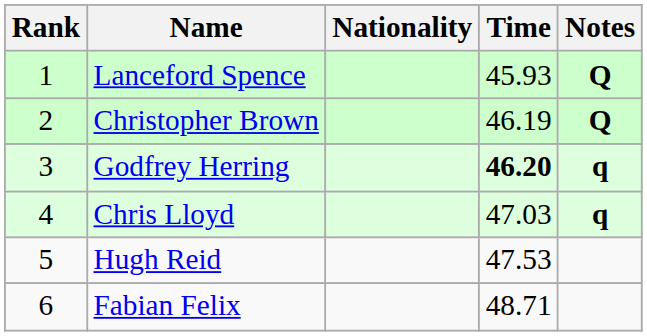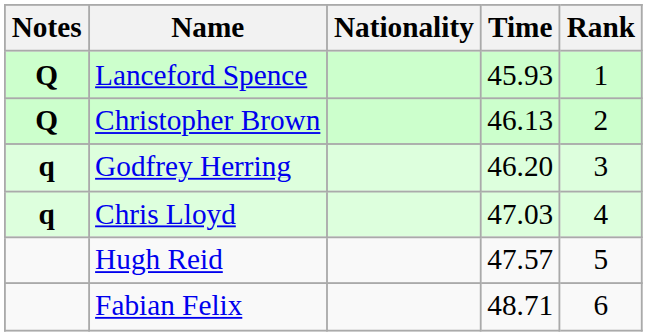columns swapped: (46, 27) <-> (600, 27)
(519, 120) 46.19 -> (520, 120) 46.13
(519, 167) bold -> (520, 167) normal
(519, 259) 47.53 -> (520, 259) 47.57
